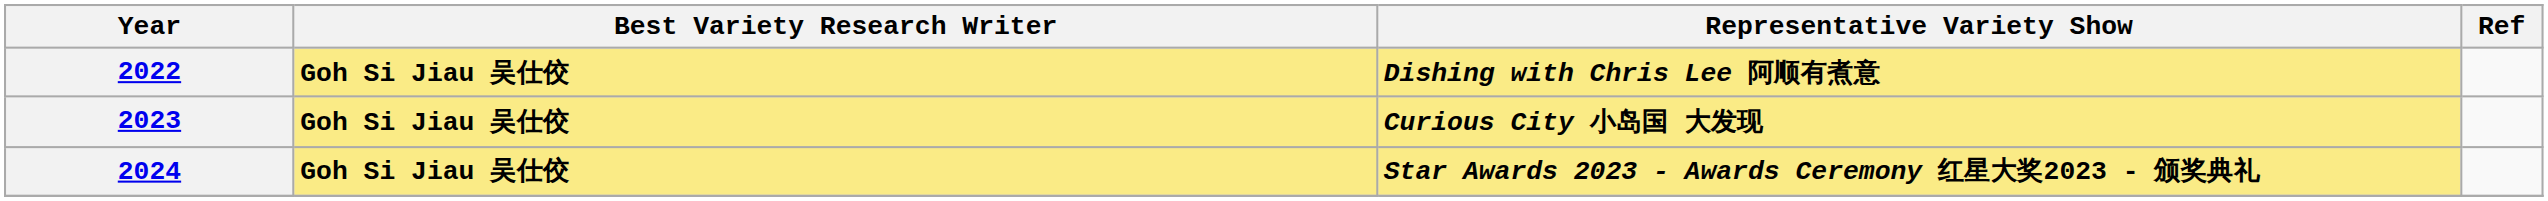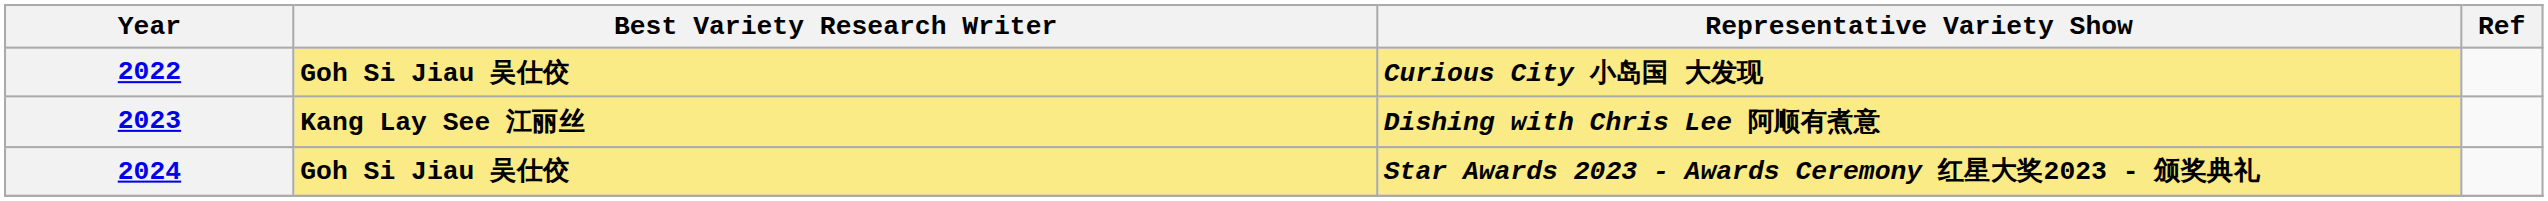(1632, 74) Dishing with Chris Lee 阿顺有煮意 -> (1574, 74) Curious City 小岛国 大发现
(435, 123) Goh Si Jiau 吴仕佼 -> (443, 123) Kang Lay See 江丽丝
(1574, 123) Curious City 小岛国 大发现 -> (1632, 123) Dishing with Chris Lee 阿顺有煮意
